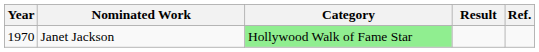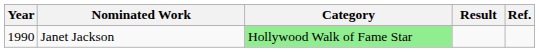(21, 36) 1970 -> (21, 36) 1990
